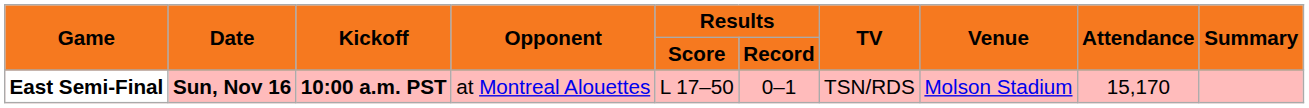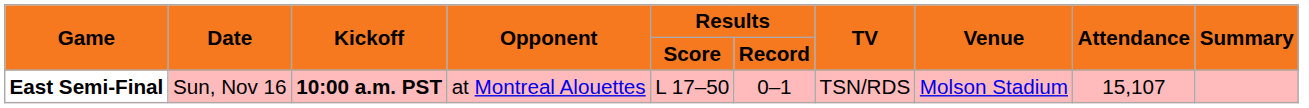(232, 87) bold -> (230, 87) normal
(1138, 87) 15,170 -> (1134, 87) 15,107
